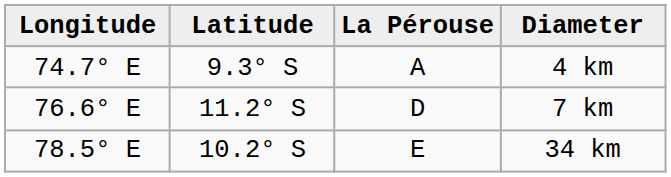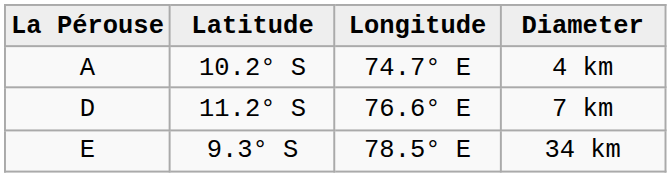columns swapped: (418, 26) <-> (87, 26)
(253, 67) 9.3° S -> (253, 67) 10.2° S
(253, 150) 10.2° S -> (253, 150) 9.3° S
